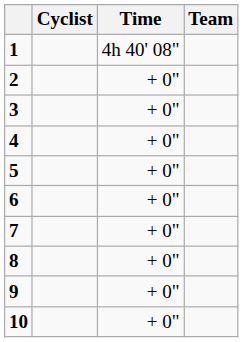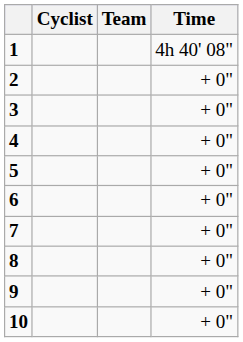columns swapped: (211, 19) <-> (141, 19)
